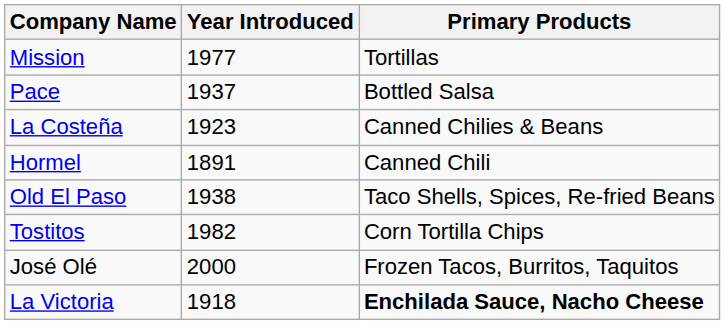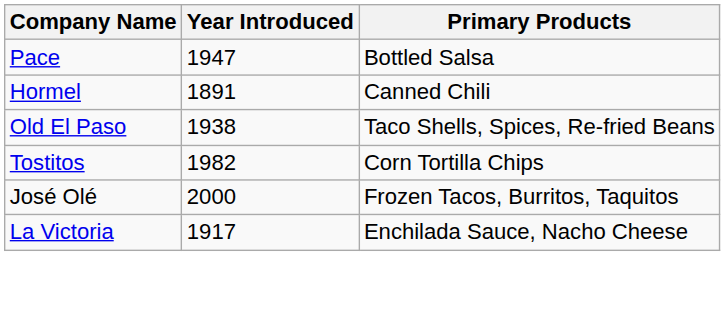- row: (47, 57)
(211, 92) 1937 -> (211, 57) 1947
- row: (66, 127)
(211, 302) 1918 -> (211, 232) 1917
(534, 302) bold -> (526, 232) normal
